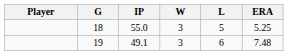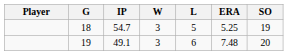+ column: (265, 12)
(139, 27) 55.0 -> (122, 27) 54.7
